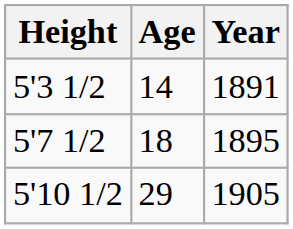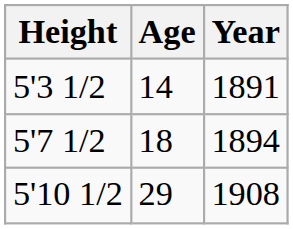(246, 140) 1895 -> (246, 140) 1894
(246, 194) 1905 -> (246, 194) 1908
